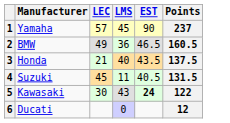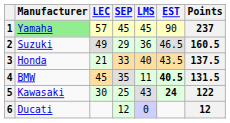+ column: (124, 13)
(35, 29) no background -> (35, 29) lightgreen background
(26, 45) BMW -> (35, 45) Suzuki
(35, 77) Suzuki -> (26, 77) BMW
(149, 77) normal -> (171, 77) bold
